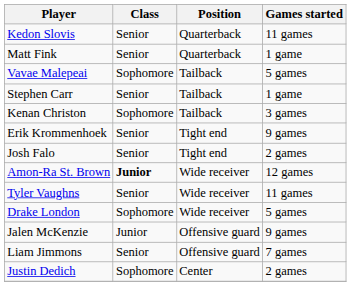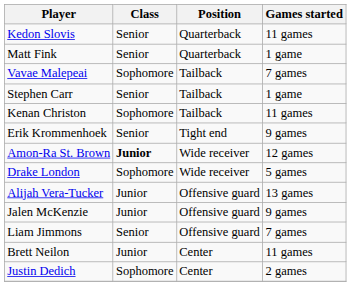(286, 73) 5 games -> (286, 73) 7 games
(286, 113) 3 games -> (289, 113) 11 games
- row: (31, 152)
- row: (43, 192)
+ row: (55, 192)
+ row: (38, 251)
